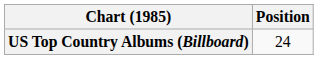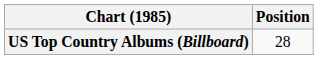(283, 41) 24 -> (283, 41) 28
